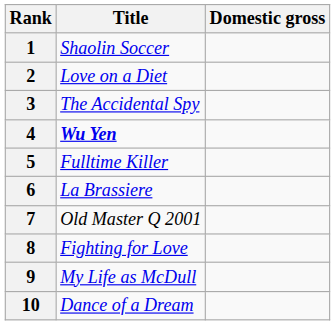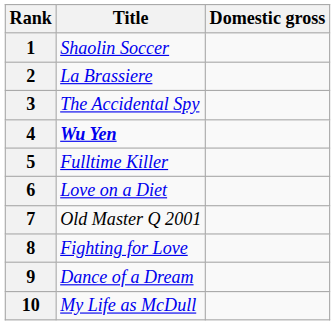(114, 76) Love on a Diet -> (106, 76) La Brassiere
(106, 190) La Brassiere -> (114, 190) Love on a Diet
(128, 276) My Life as McDull -> (127, 276) Dance of a Dream
(127, 305) Dance of a Dream -> (128, 305) My Life as McDull
